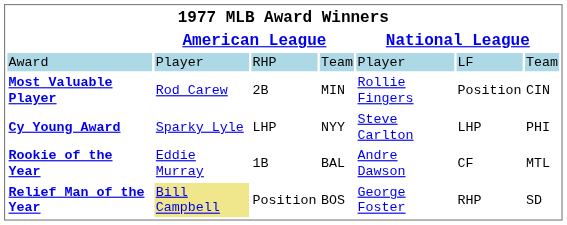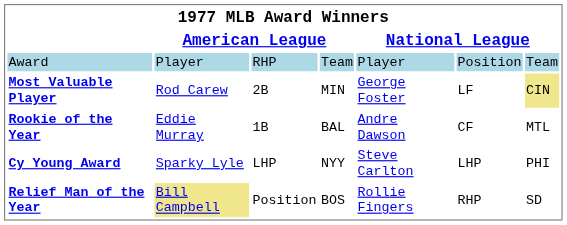(465, 62) LF -> (489, 62) Position
(386, 91) Rollie Fingers -> (382, 91) George Foster
(489, 91) Position -> (465, 91) LF
(538, 91) no background -> (538, 91) khaki background
rows swapped: (65, 127) <-> (61, 164)
(382, 200) George Foster -> (386, 200) Rollie Fingers
